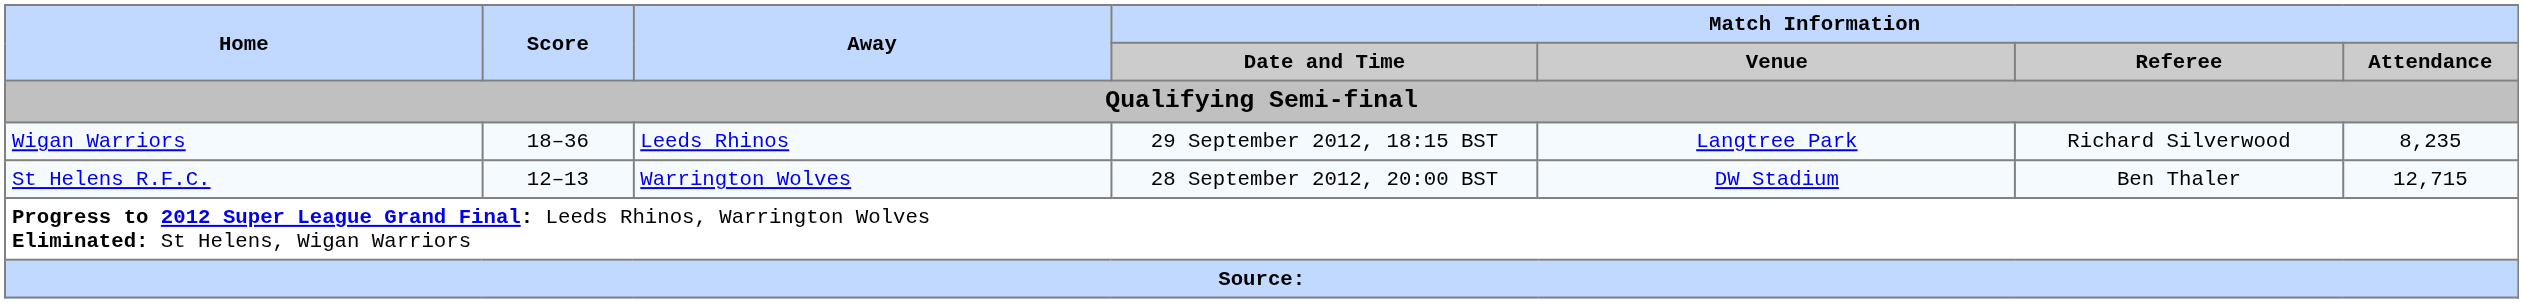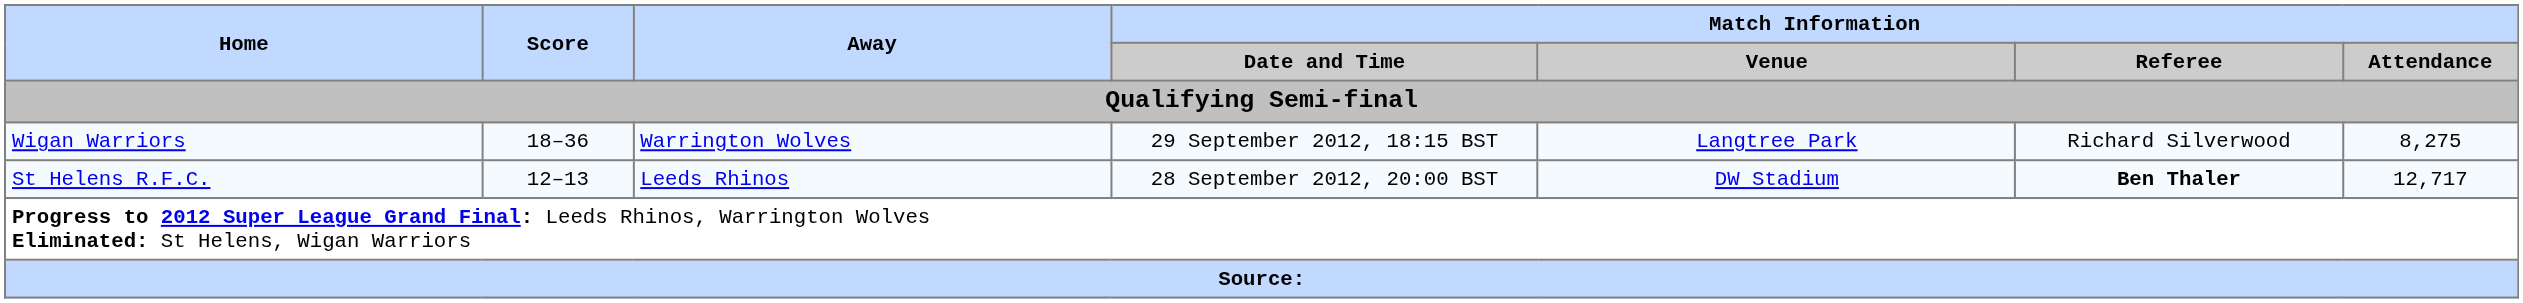(715, 141) Leeds Rhinos -> (746, 141) Warrington Wolves
(2430, 141) 8,235 -> (2430, 141) 8,275
(746, 179) Warrington Wolves -> (715, 179) Leeds Rhinos
(2179, 179) normal -> (2179, 179) bold
(2430, 179) 12,715 -> (2430, 179) 12,717
